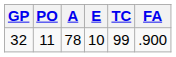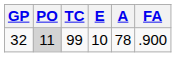columns swapped: (73, 16) <-> (121, 16)
(47, 39) no background -> (47, 39) lightgrey background
